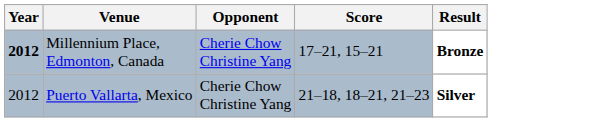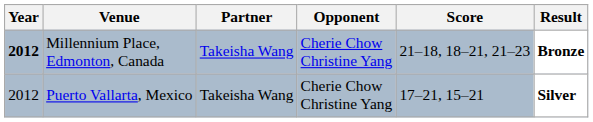+ column: (247, 17)
(341, 52) 17–21, 15–21 -> (465, 52) 21–18, 18–21, 21–23
(364, 95) 21–18, 18–21, 21–23 -> (442, 95) 17–21, 15–21
